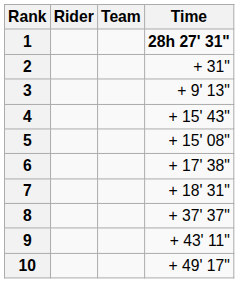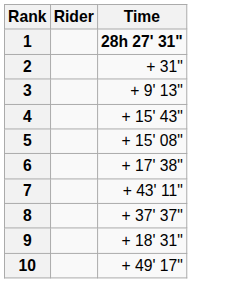- column: (121, 16)
(199, 191) + 18' 31" -> (153, 191) + 43' 11"
(200, 240) + 43' 11" -> (152, 240) + 18' 31"
